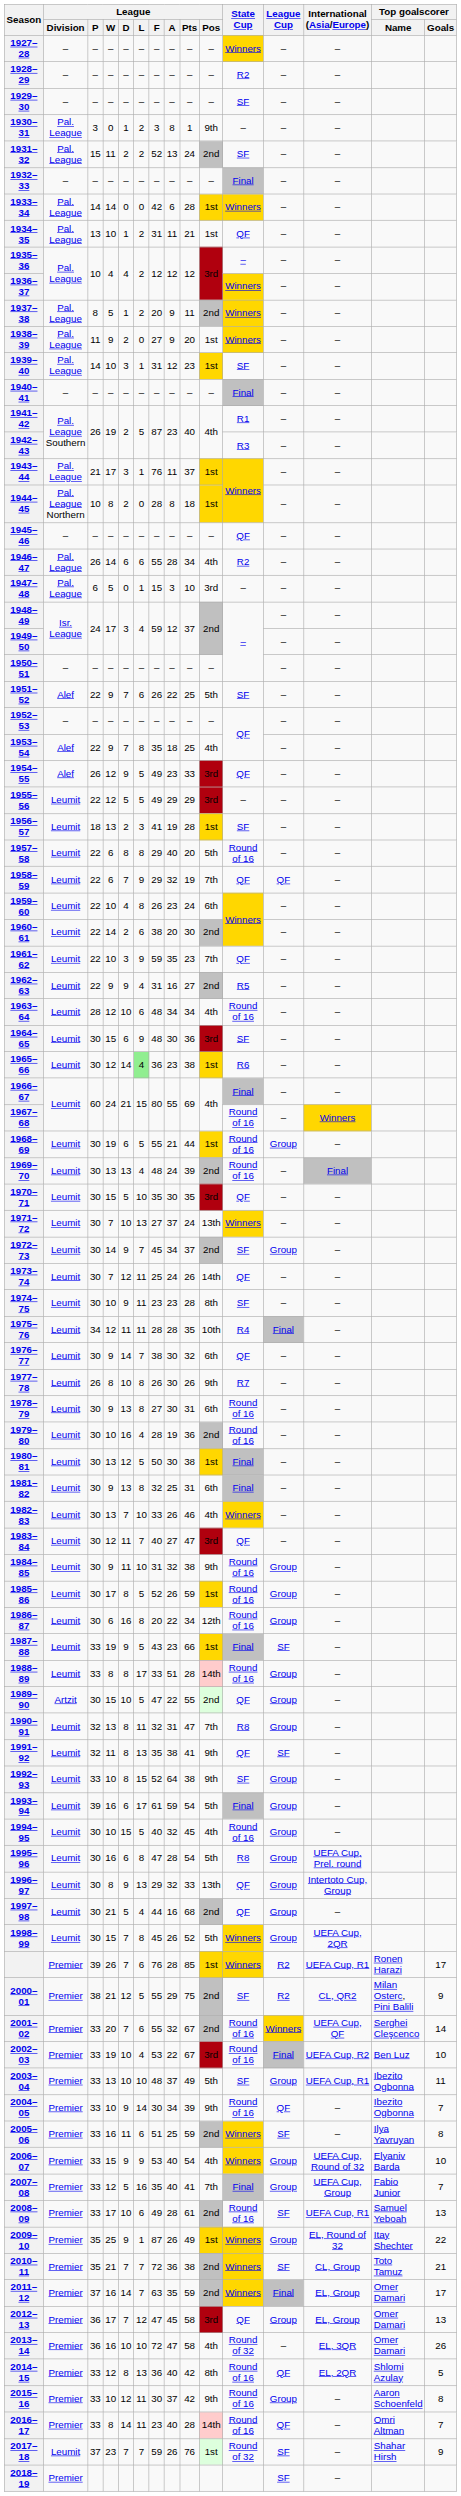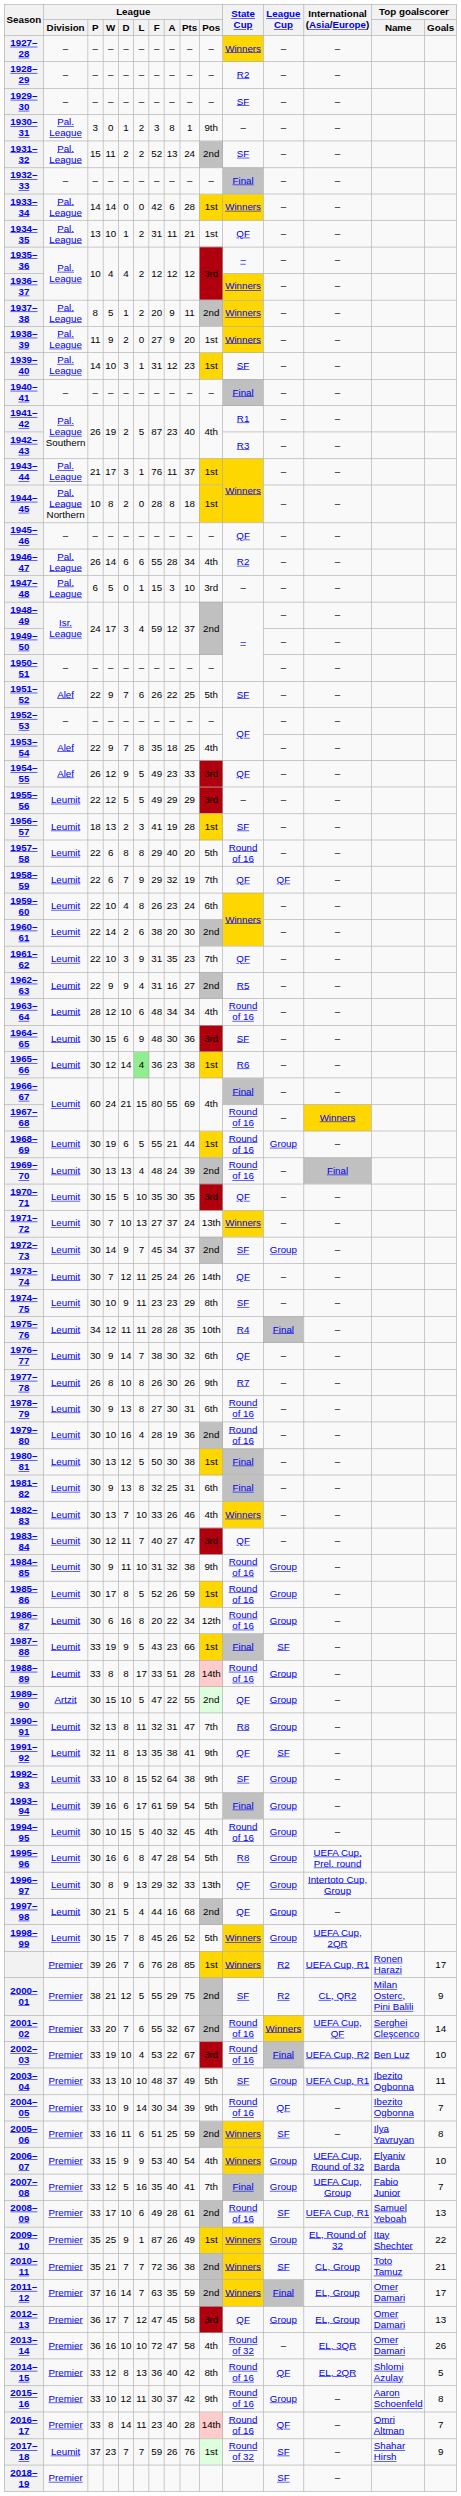(157, 959) 59 -> (157, 959) 31
(190, 1303) 28 -> (190, 1303) 29
